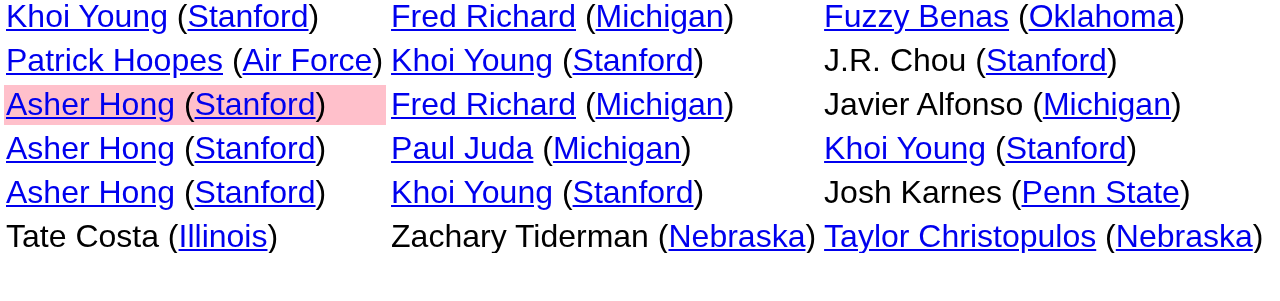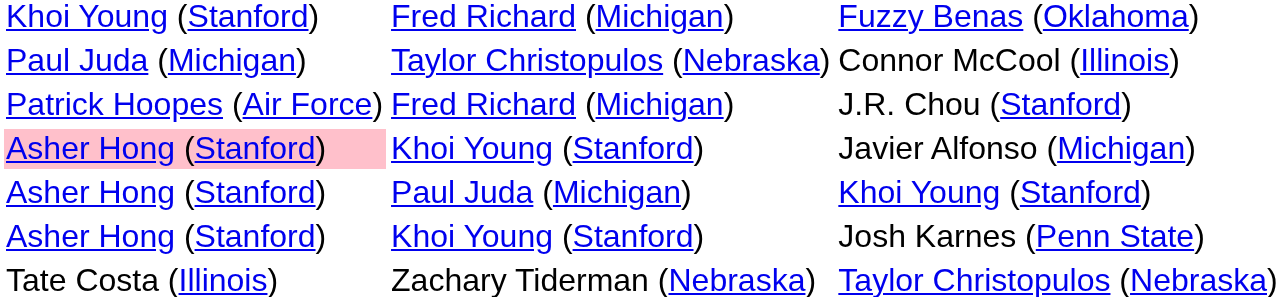+ row: (1009, 60)
(548, 60) Khoi Young (Stanford) -> (563, 104) Fred Richard (Michigan)
(563, 104) Fred Richard (Michigan) -> (548, 148) Khoi Young (Stanford)
